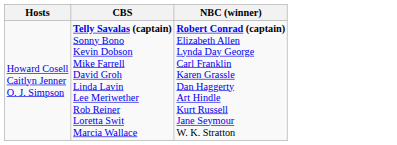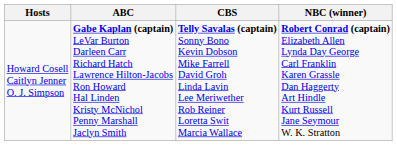+ column: (123, 12)
